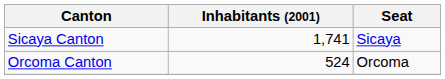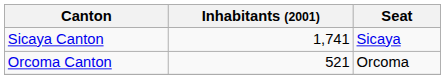(337, 62) 524 -> (337, 62) 521
